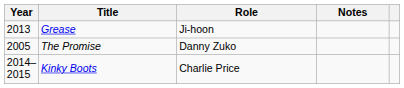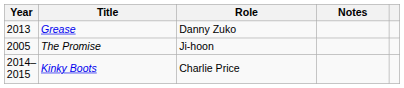(197, 29) Ji-hoon -> (208, 29) Danny Zuko
(208, 46) Danny Zuko -> (197, 46) Ji-hoon
